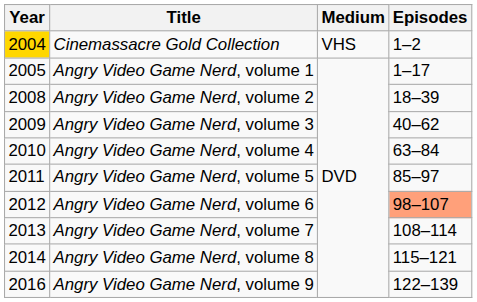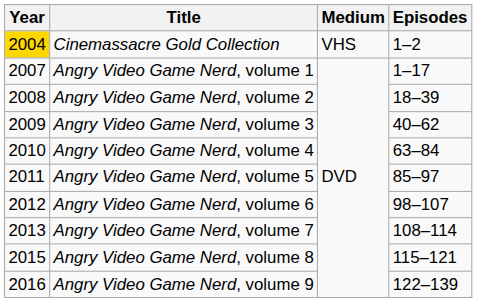(27, 71) 2005 -> (27, 71) 2007
(421, 204) lightsalmon background -> (421, 204) no background
(27, 257) 2014 -> (27, 257) 2015
